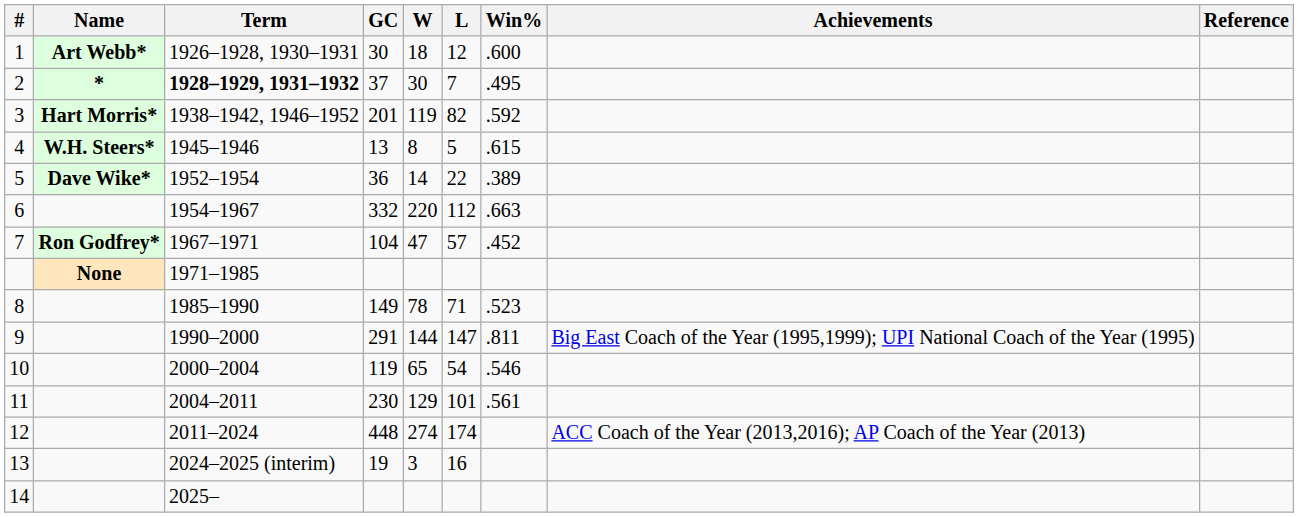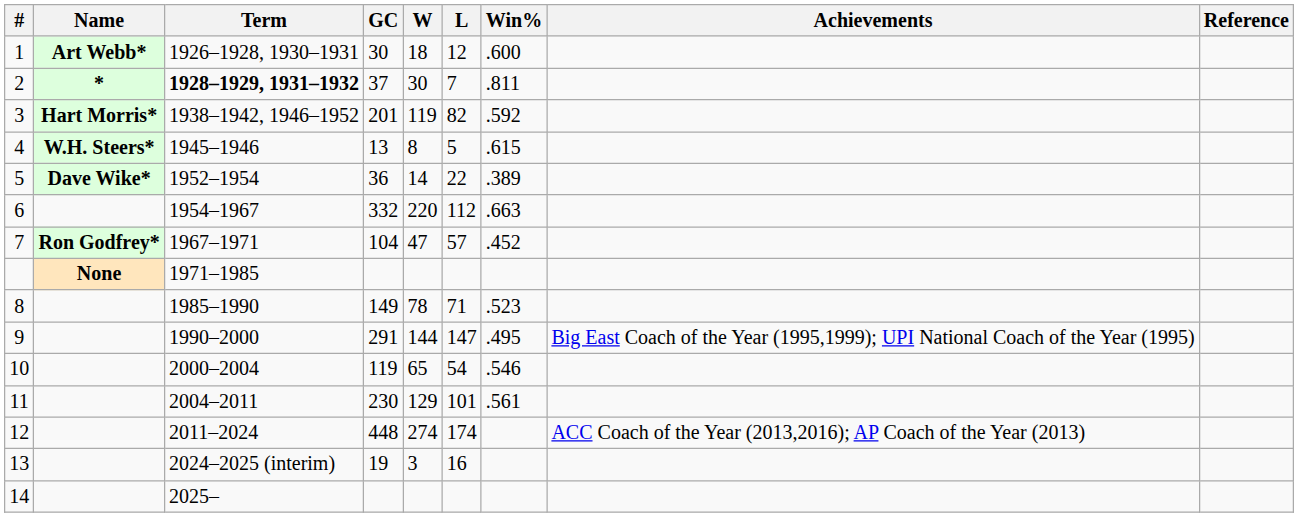(503, 83) .495 -> (503, 83) .811
(503, 337) .811 -> (503, 337) .495
